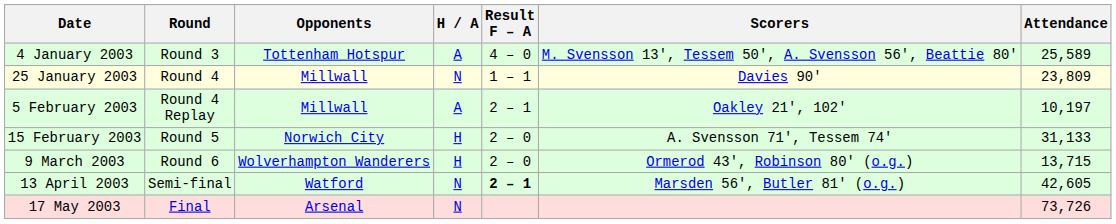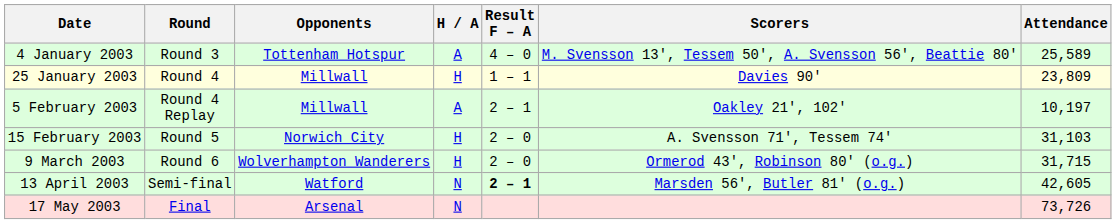(458, 77) N -> (458, 77) H
(1066, 139) 31,133 -> (1066, 139) 31,103
(1066, 161) 13,715 -> (1066, 161) 31,715
